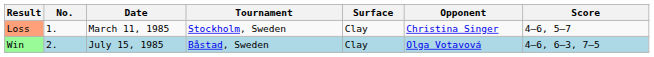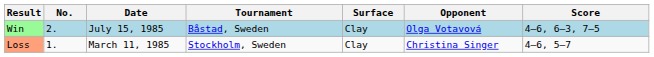rows swapped: (18, 28) <-> (15, 44)
